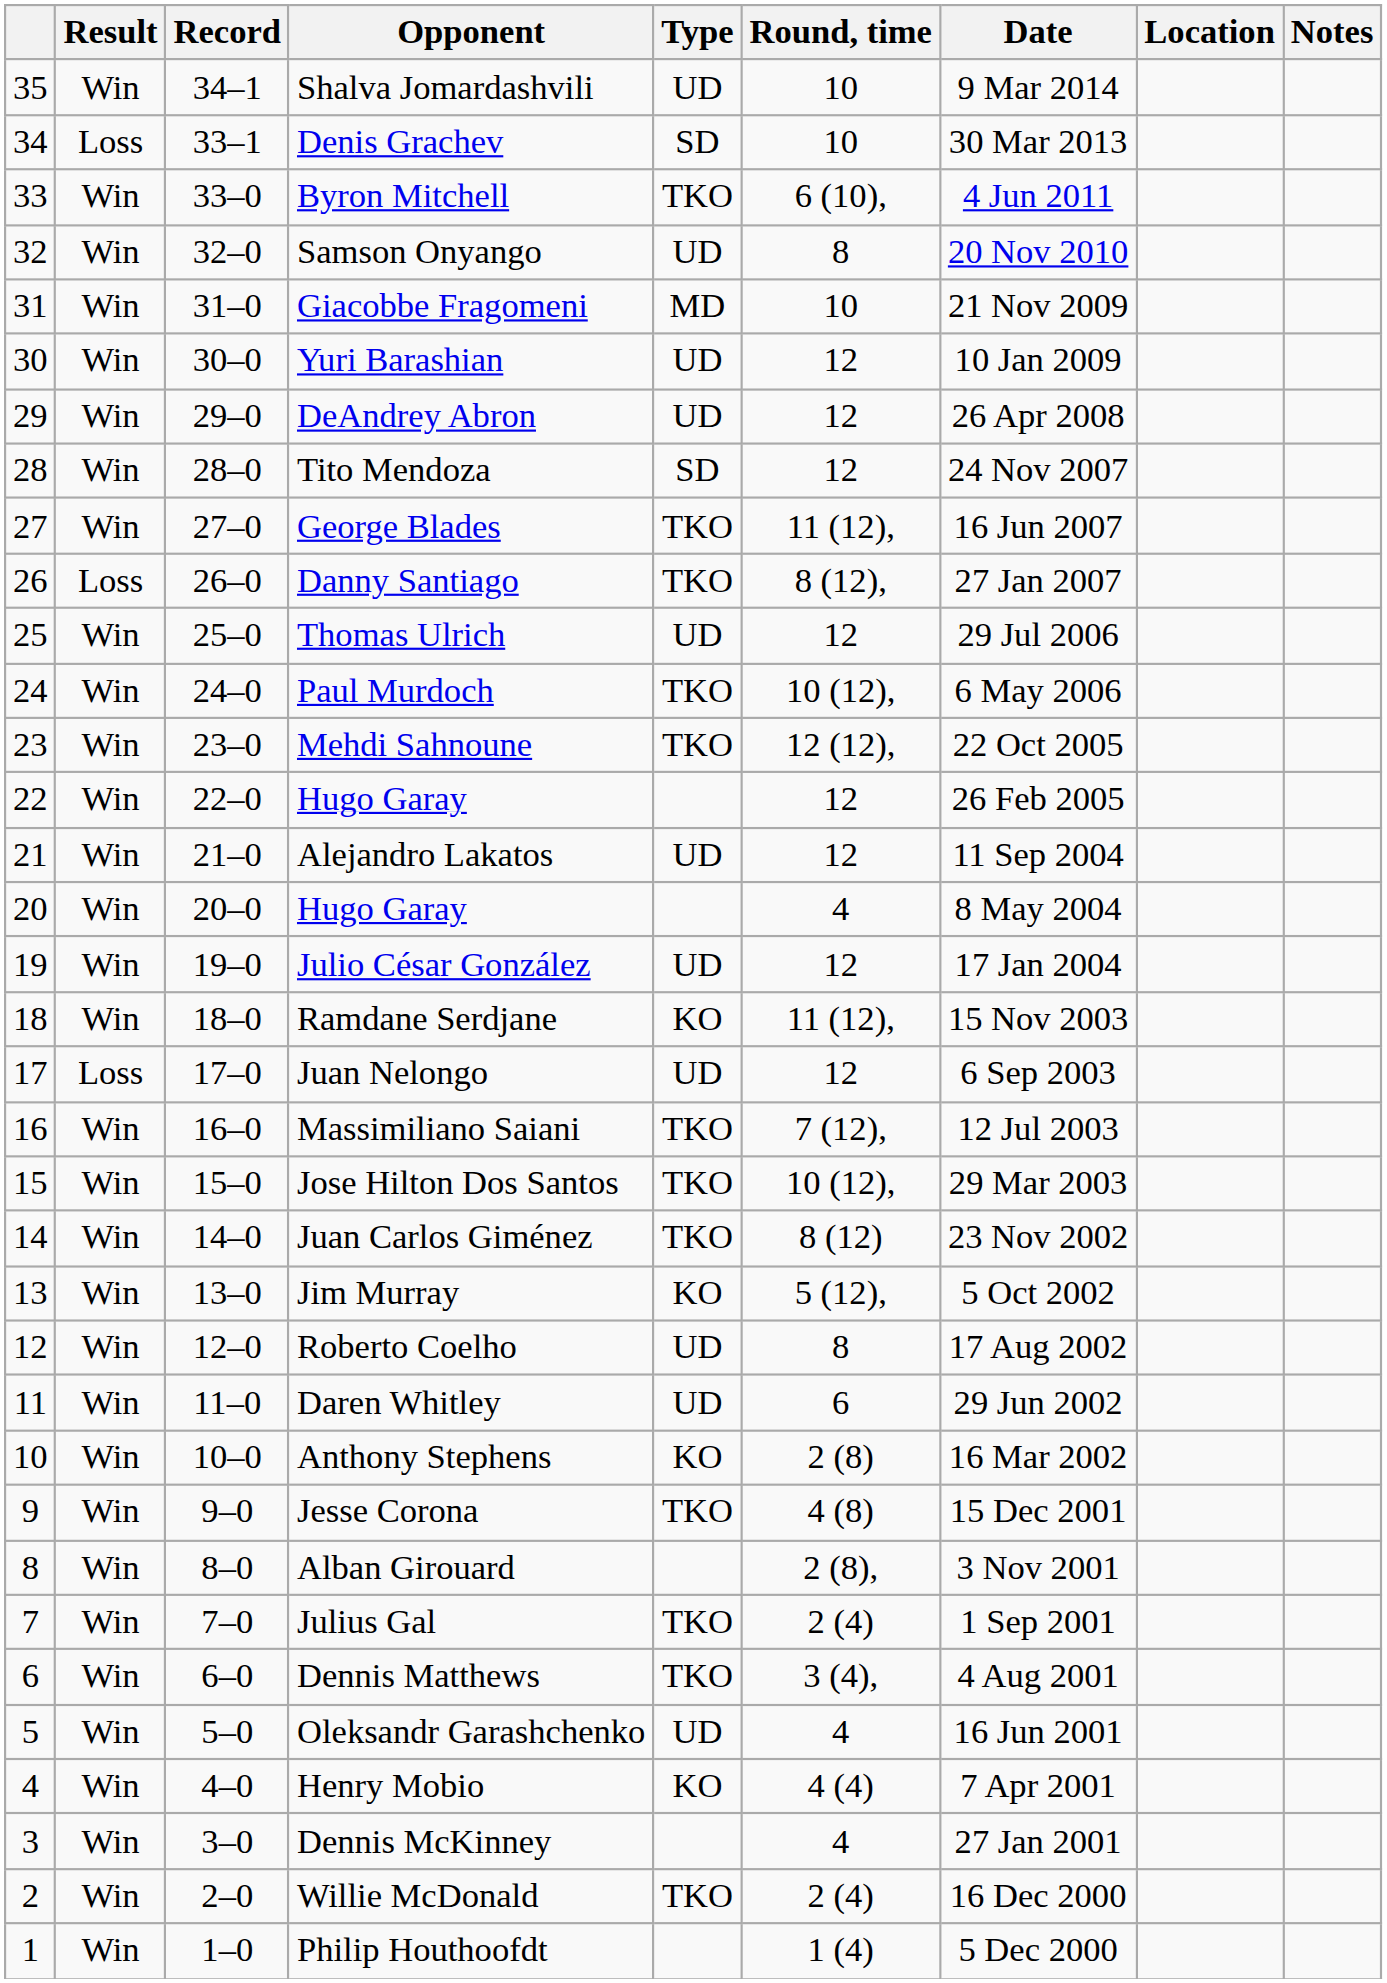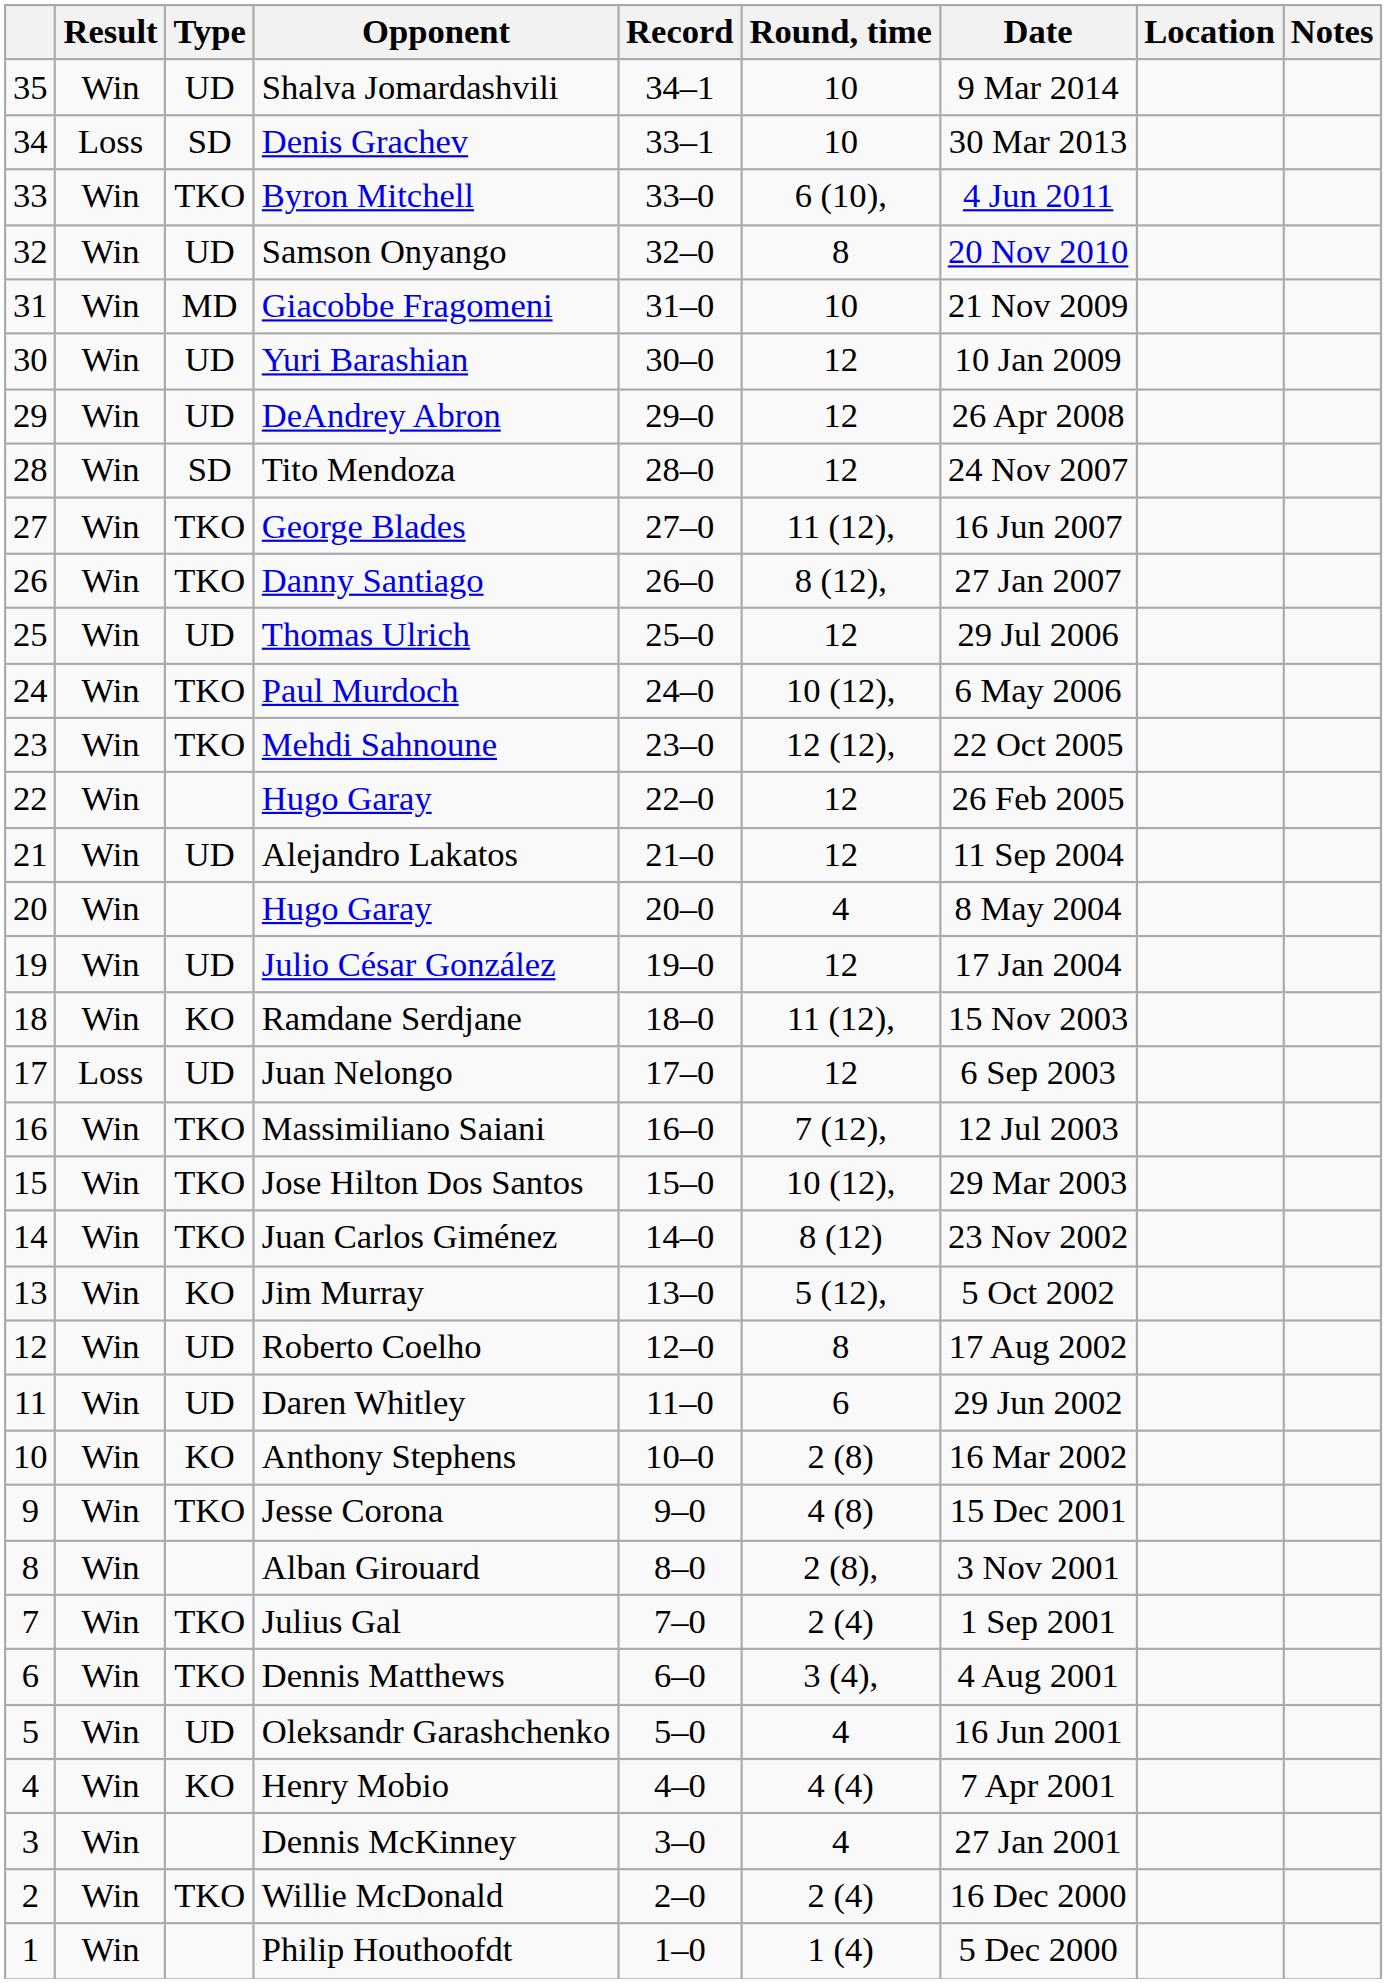columns swapped: (227, 31) <-> (697, 31)
(111, 580) Loss -> (111, 580) Win
